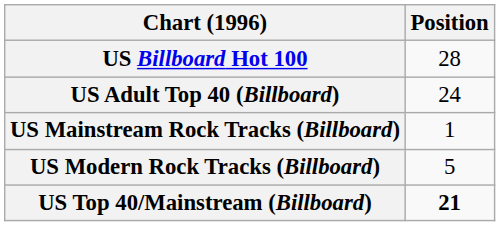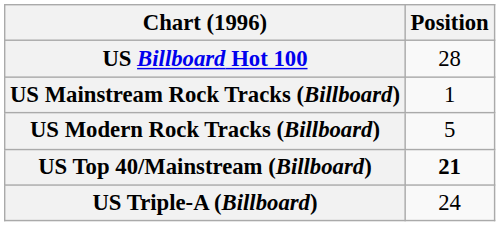- row: (205, 94)
+ row: (205, 202)
